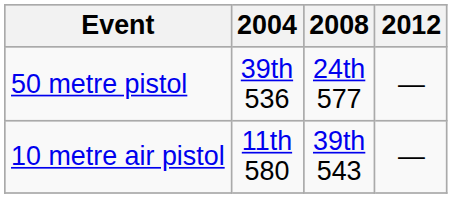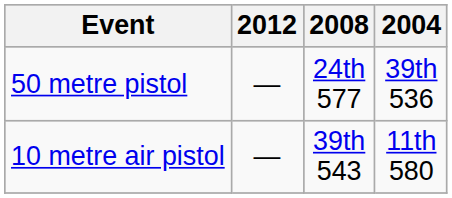columns swapped: (267, 25) <-> (411, 25)
